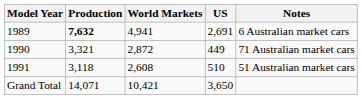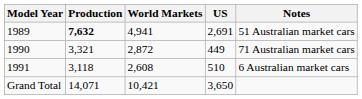(294, 31) 6 Australian market cars -> (297, 31) 51 Australian market cars
(297, 67) 51 Australian market cars -> (294, 67) 6 Australian market cars
